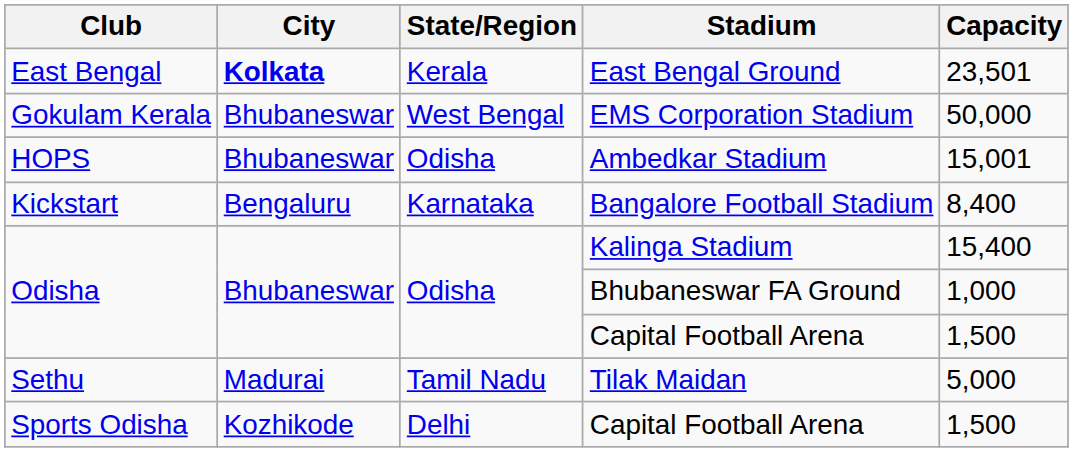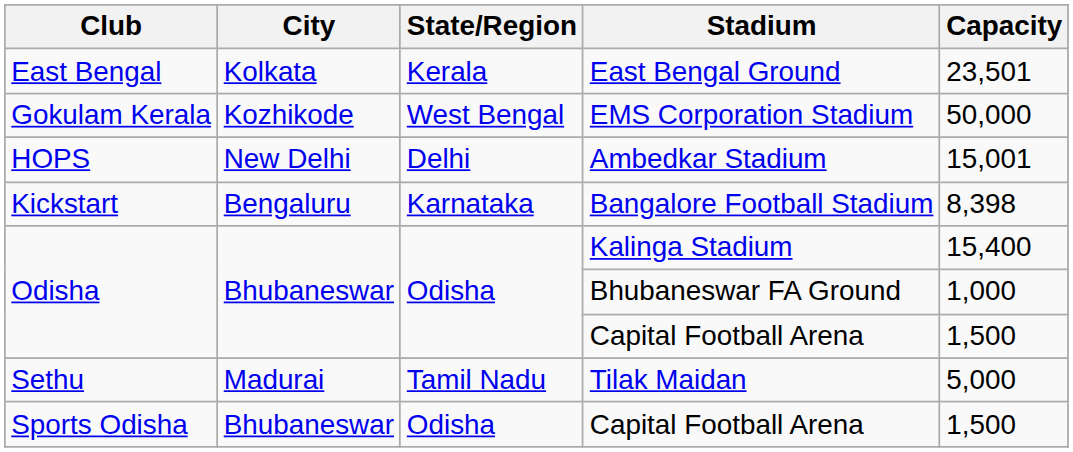(274, 70) bold -> (270, 70) normal
(309, 114) Bhubaneswar -> (289, 114) Kozhikode
(309, 159) Bhubaneswar -> (287, 159) New Delhi
(451, 159) Odisha -> (439, 159) Delhi
(981, 203) 8,400 -> (981, 203) 8,398
(289, 423) Kozhikode -> (309, 423) Bhubaneswar
(439, 423) Delhi -> (451, 423) Odisha
